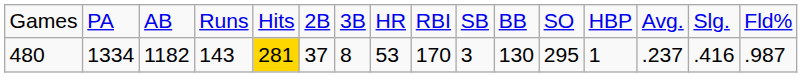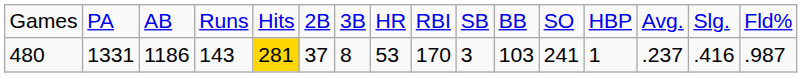(111, 54) 1334 -> (111, 54) 1331
(167, 54) 1182 -> (167, 54) 1186
(516, 54) 130 -> (516, 54) 103
(561, 54) 295 -> (561, 54) 241
